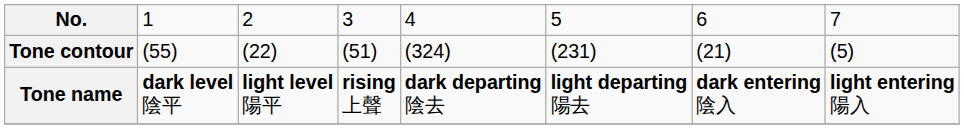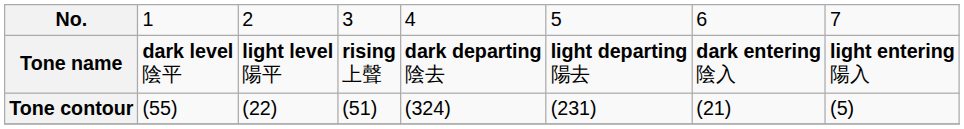rows swapped: (71, 95) <-> (71, 51)
